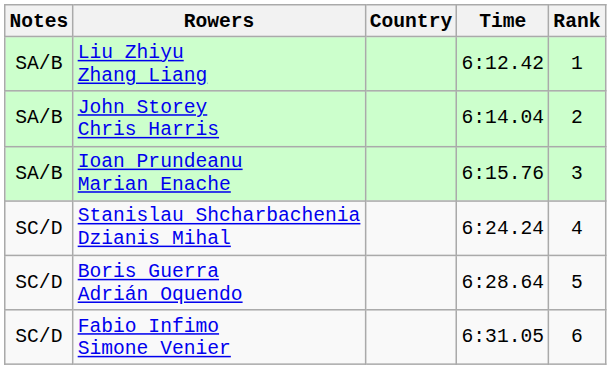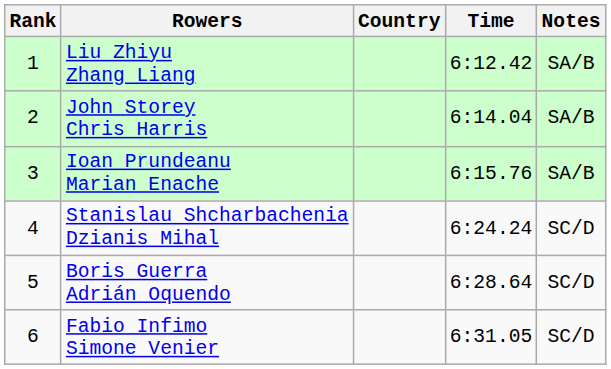columns swapped: (577, 21) <-> (39, 21)
